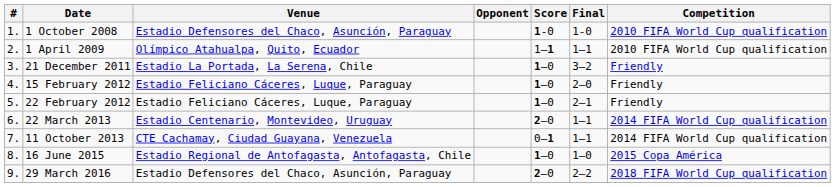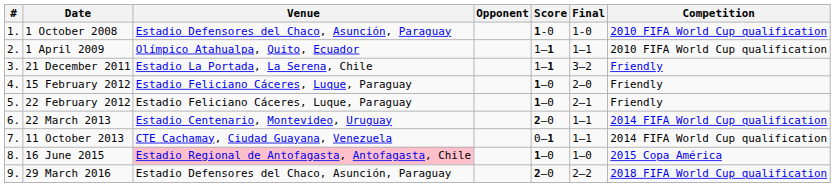(544, 67) 1–0 -> (544, 67) 1–1
(303, 156) no background -> (303, 156) pink background
